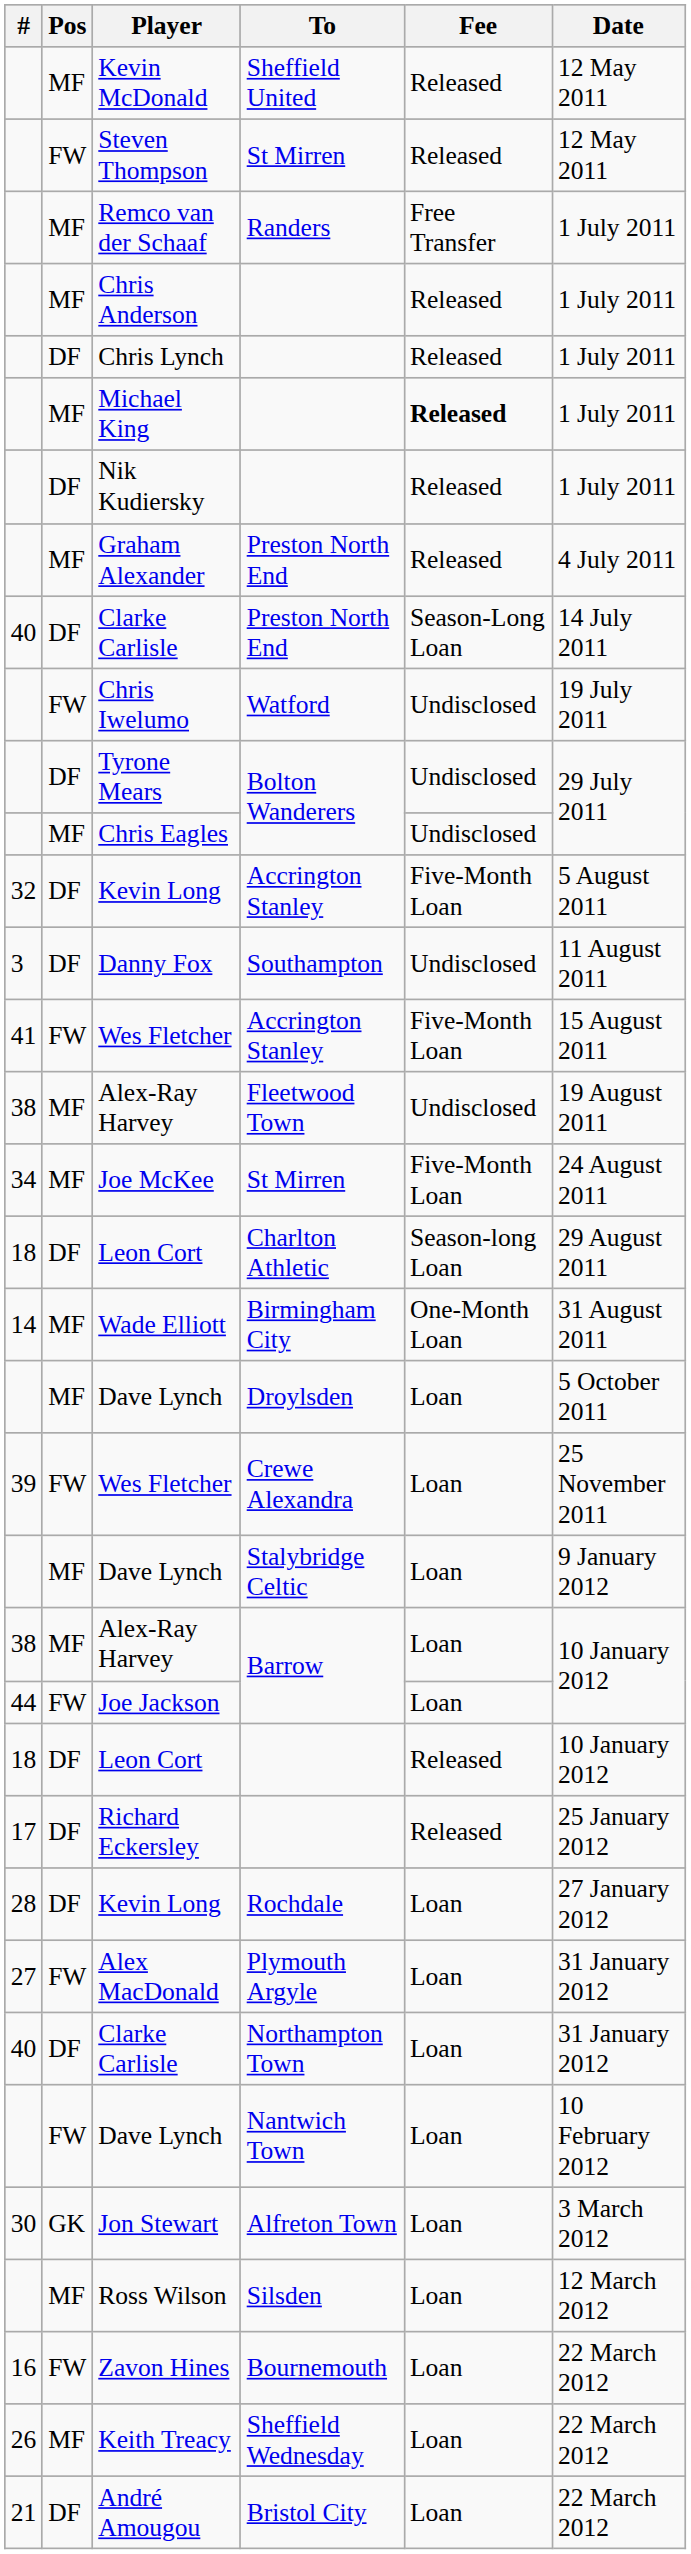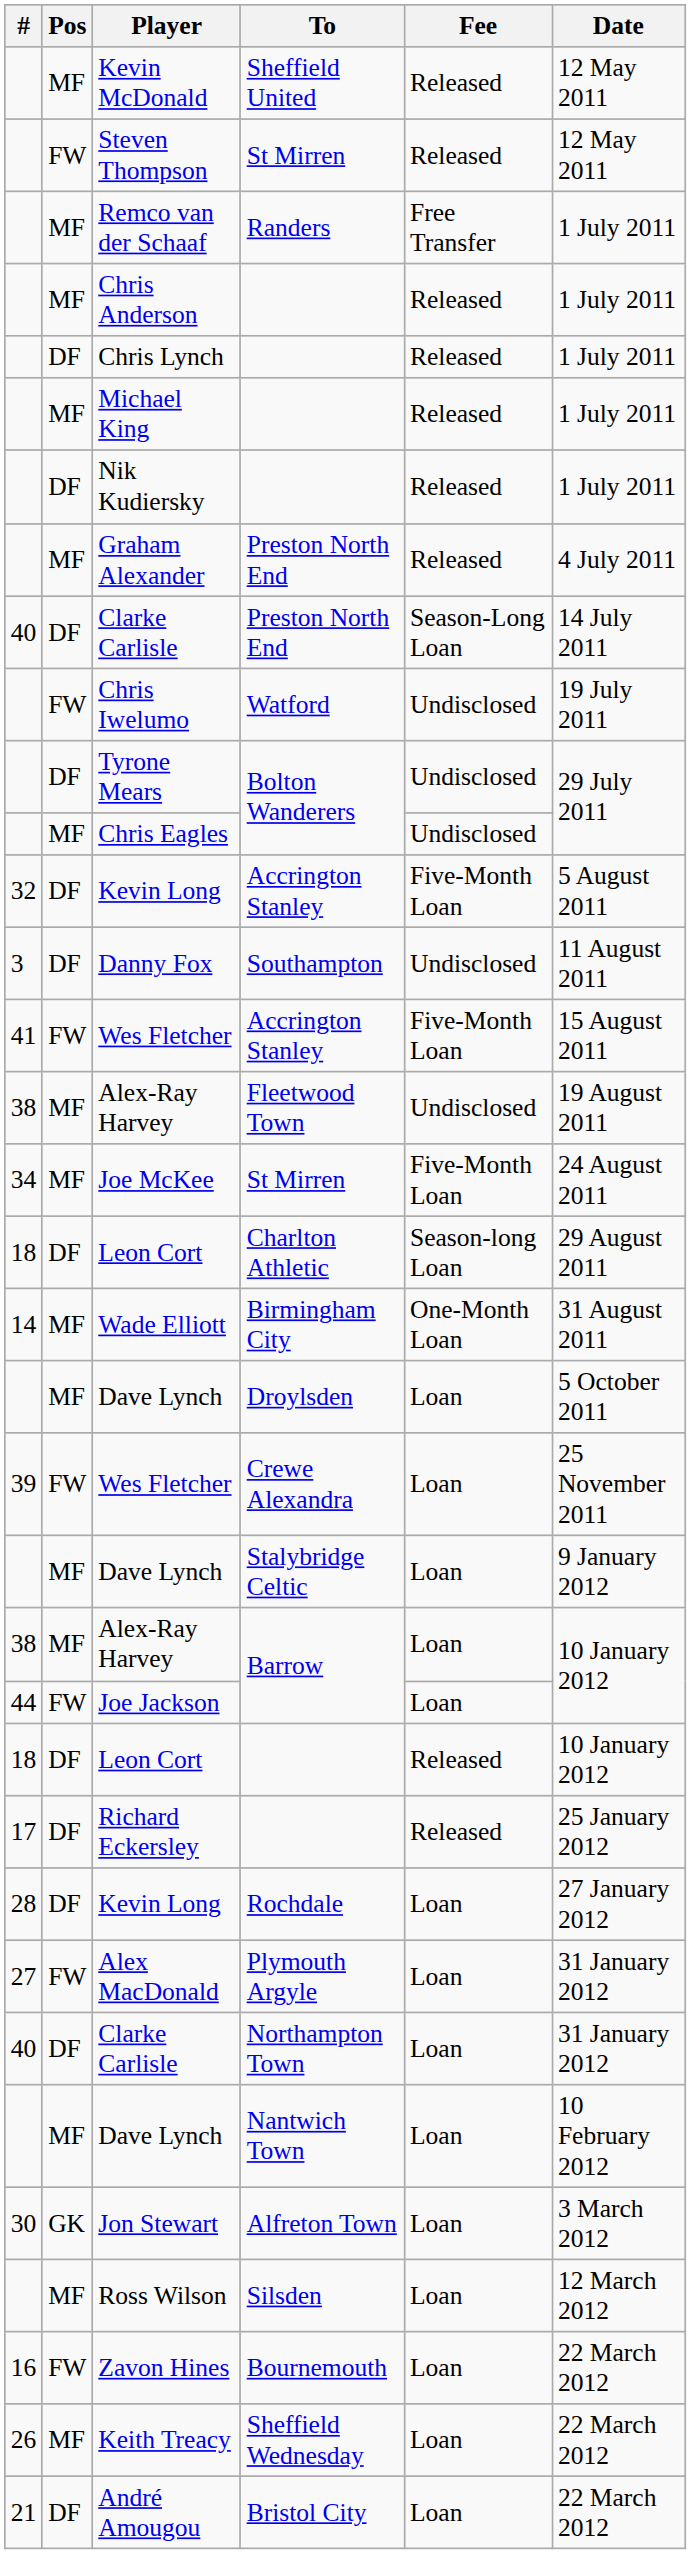(458, 414) bold -> (456, 414) normal
(67, 2135) FW -> (67, 2135) MF
